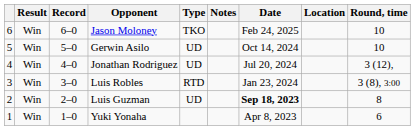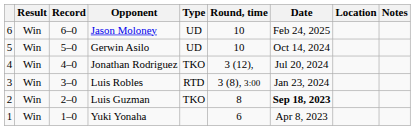columns swapped: (379, 13) <-> (223, 13)
(194, 30) TKO -> (194, 30) UD
(194, 64) UD -> (194, 64) TKO
(194, 99) UD -> (194, 99) TKO
